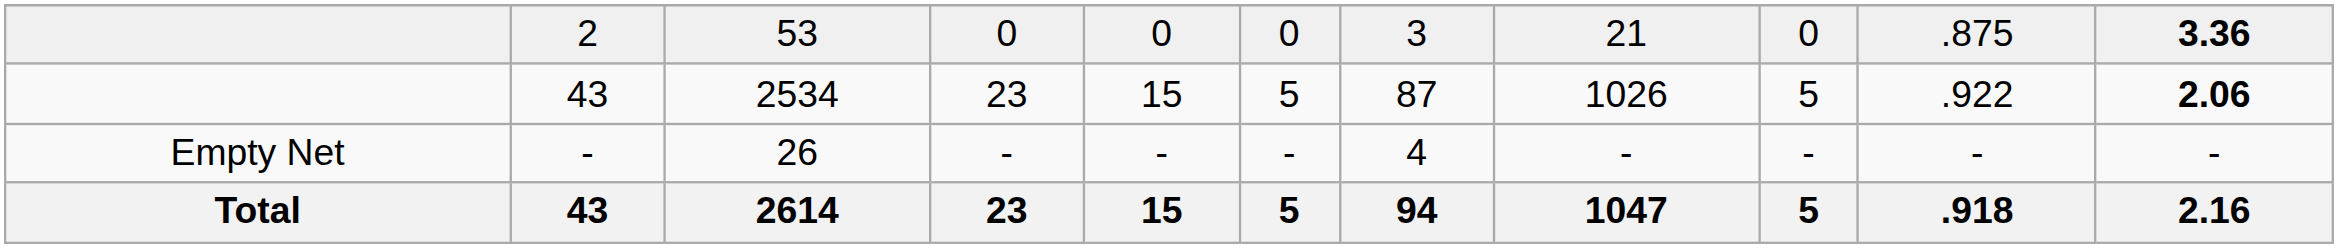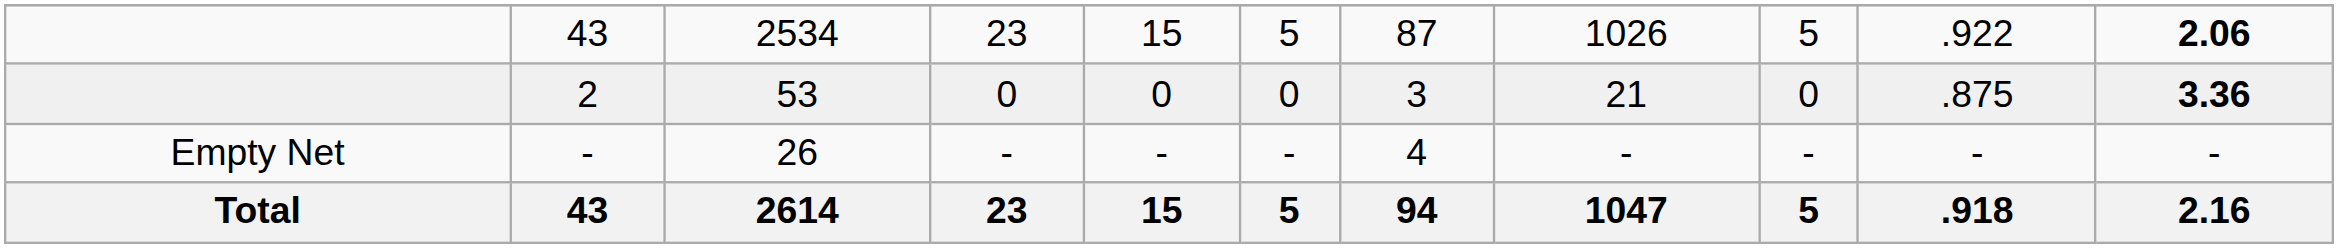rows swapped: (588, 93) <-> (588, 34)
